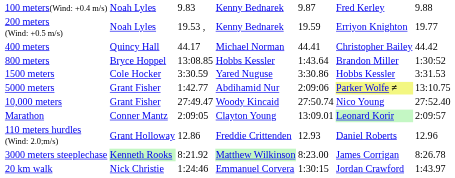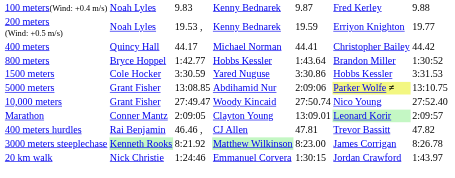(195, 60) 13:08.85 -> (190, 60) 1:42.77
(193, 88) 1:42.77 -> (193, 88) 13:08.85
- row: (43, 135)
+ row: (43, 129)
